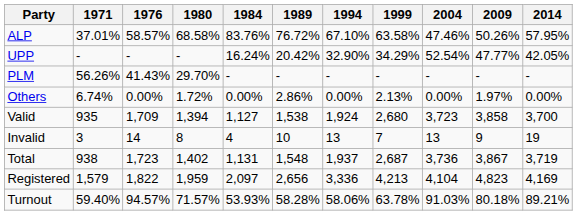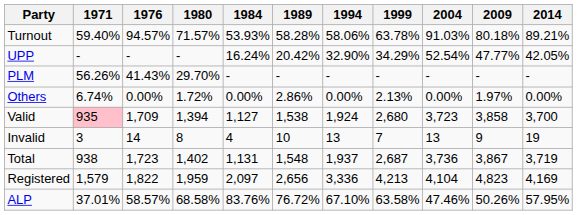rows swapped: (20, 35) <-> (29, 199)
(87, 117) no background -> (87, 117) pink background
